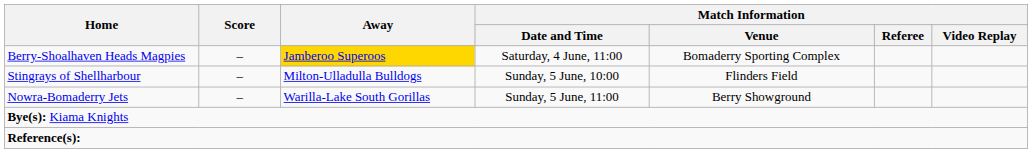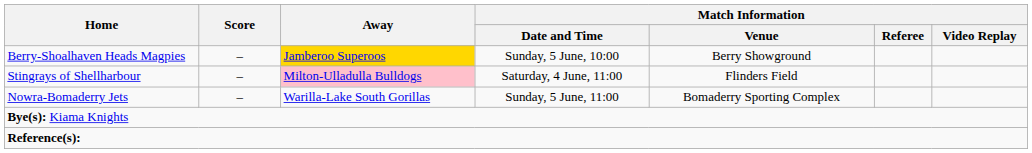(562, 55) Saturday, 4 June, 11:00 -> (562, 55) Sunday, 5 June, 10:00
(761, 55) Bomaderry Sporting Complex -> (761, 55) Berry Showground
(353, 76) no background -> (353, 76) pink background
(562, 76) Sunday, 5 June, 10:00 -> (562, 76) Saturday, 4 June, 11:00
(761, 96) Berry Showground -> (761, 96) Bomaderry Sporting Complex
